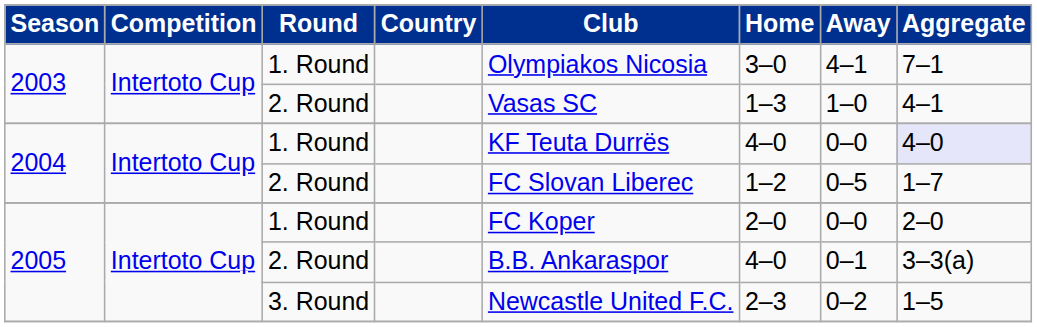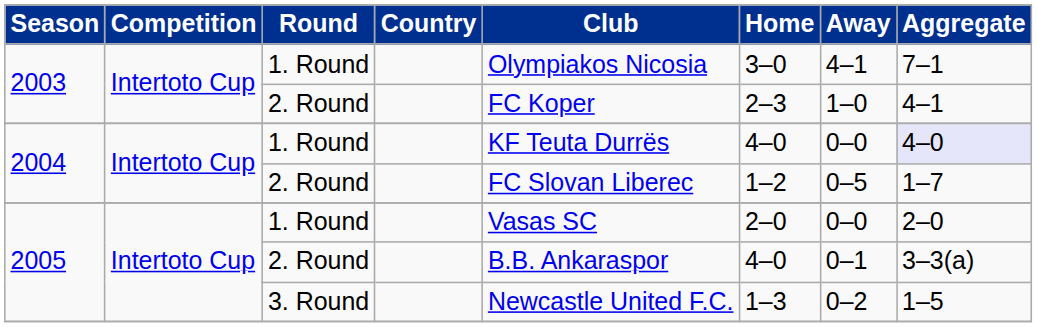(542, 103) Vasas SC -> (541, 103) FC Koper
(766, 103) 1–3 -> (766, 103) 2–3
(541, 222) FC Koper -> (542, 222) Vasas SC
(766, 301) 2–3 -> (766, 301) 1–3
